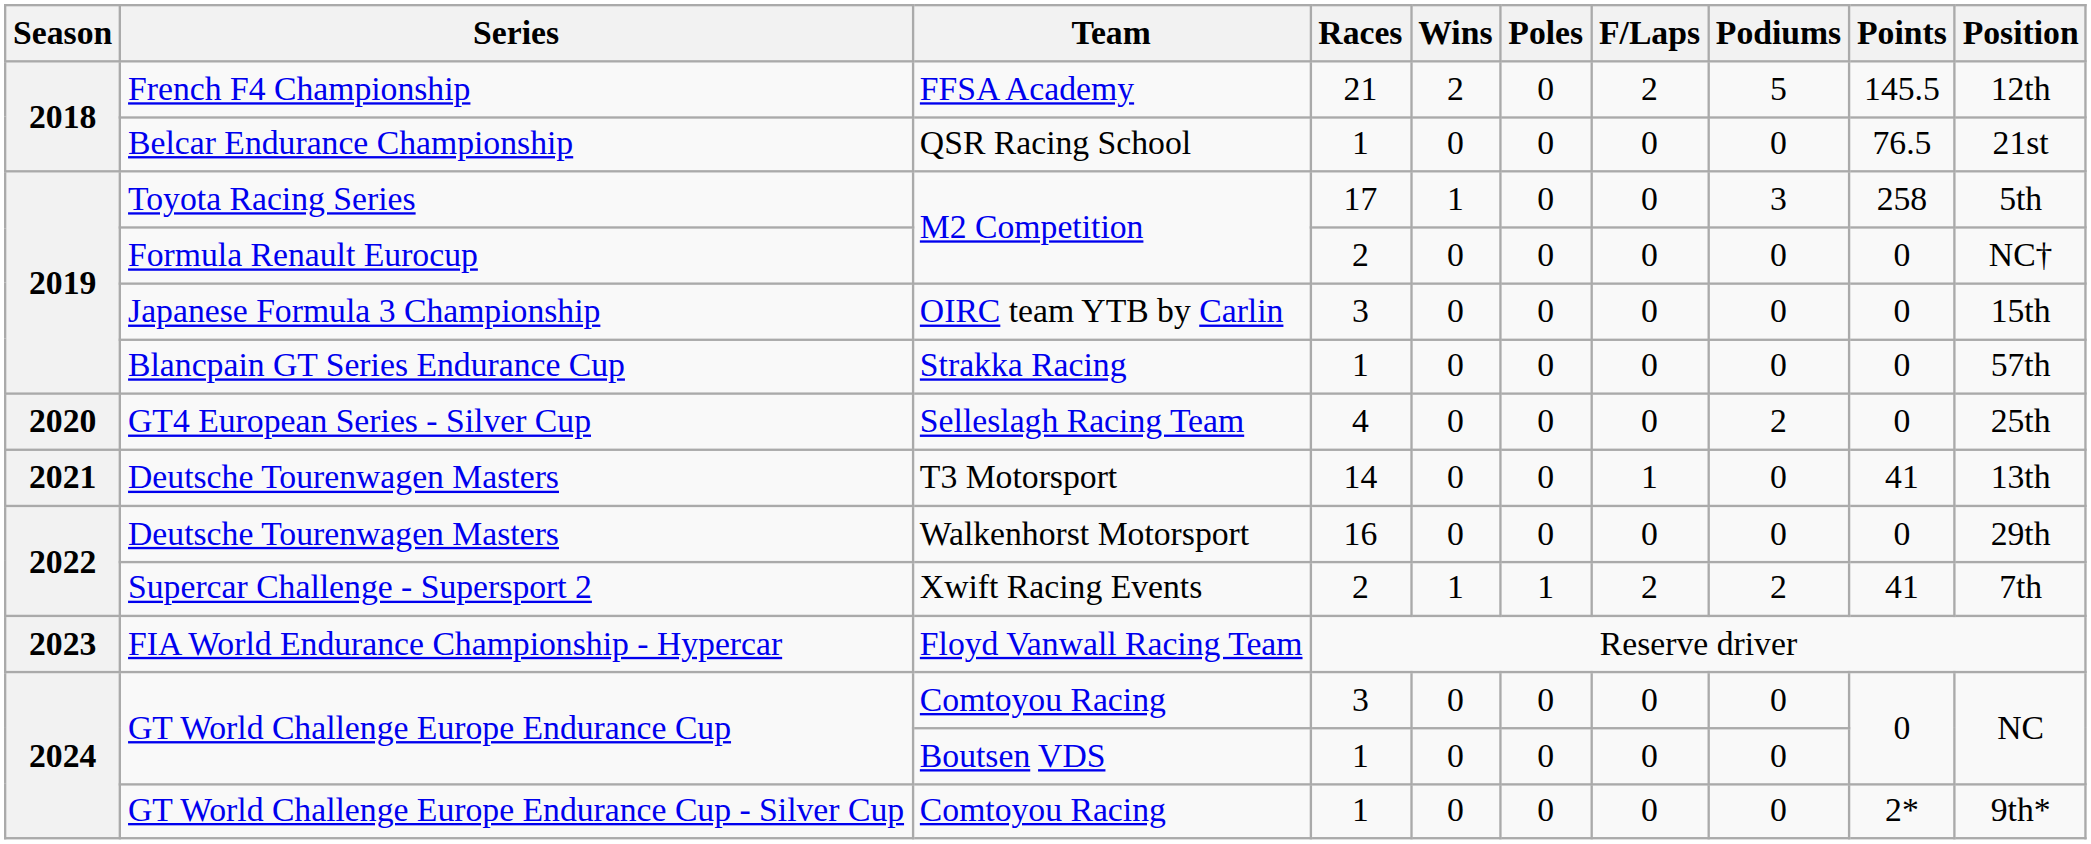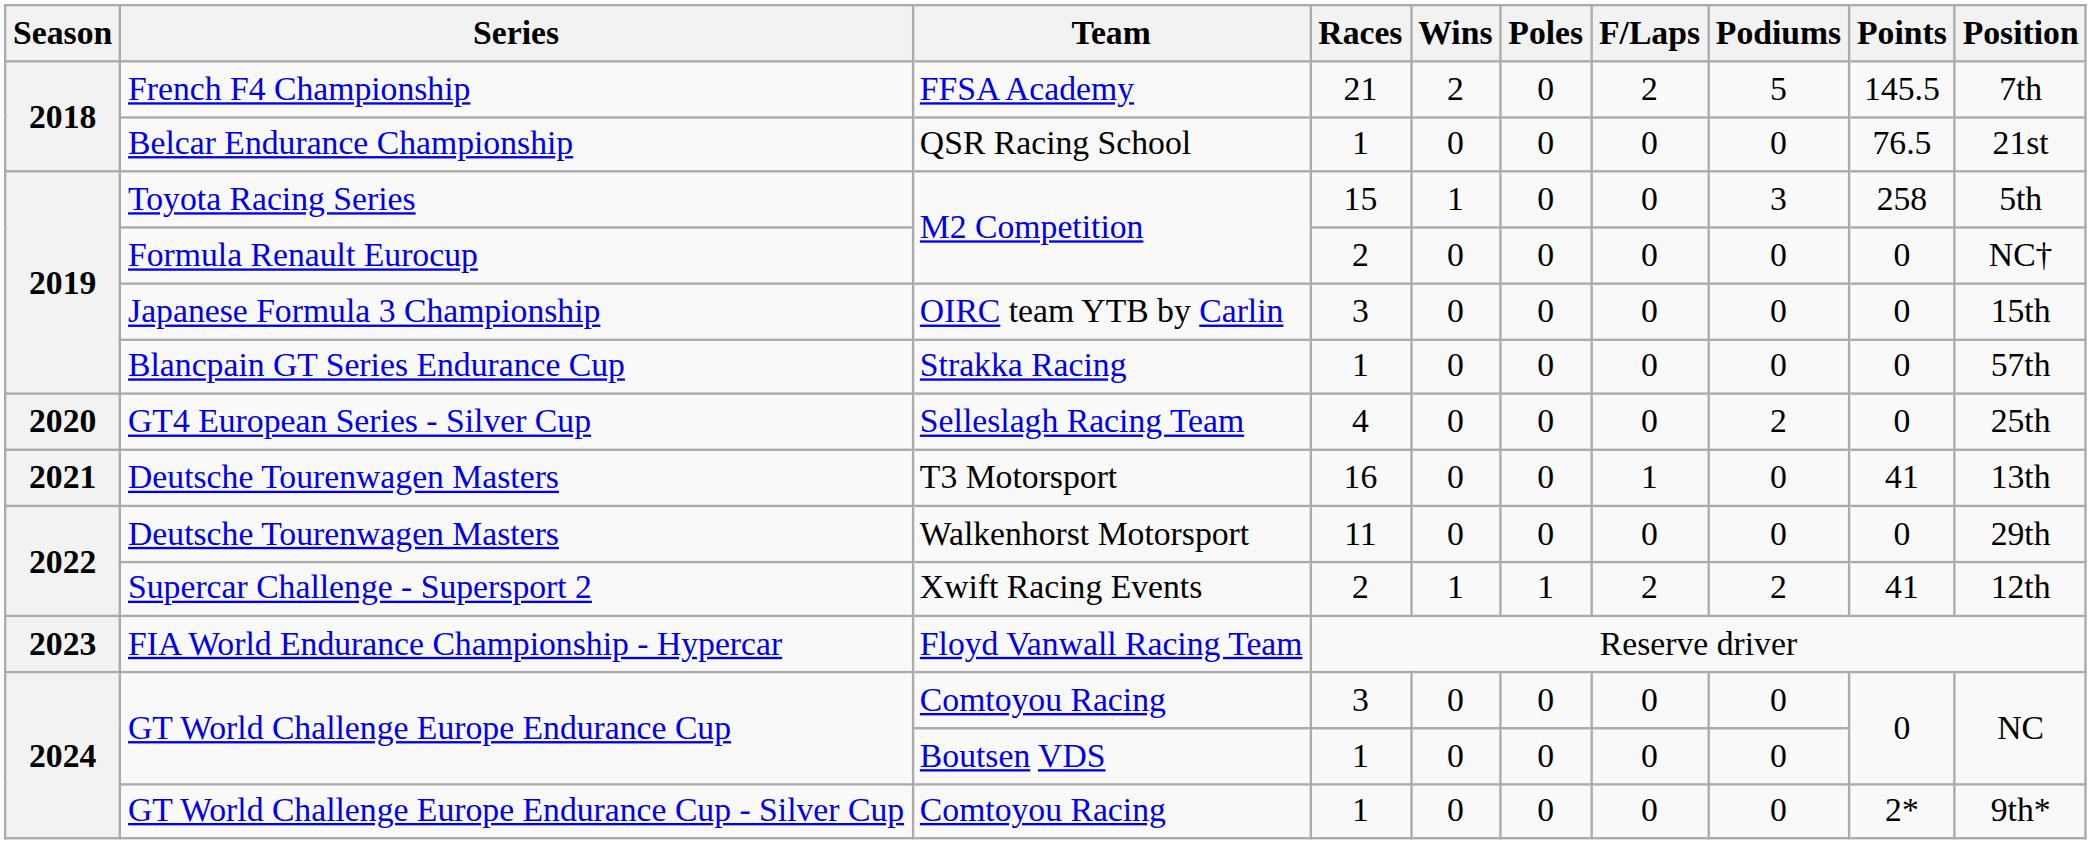(2021, 88) 12th -> (2021, 88) 7th
(1360, 199) 17 -> (1360, 199) 15
(1360, 477) 14 -> (1360, 477) 16
(1360, 532) 16 -> (1360, 532) 11
(2021, 588) 7th -> (2021, 588) 12th
